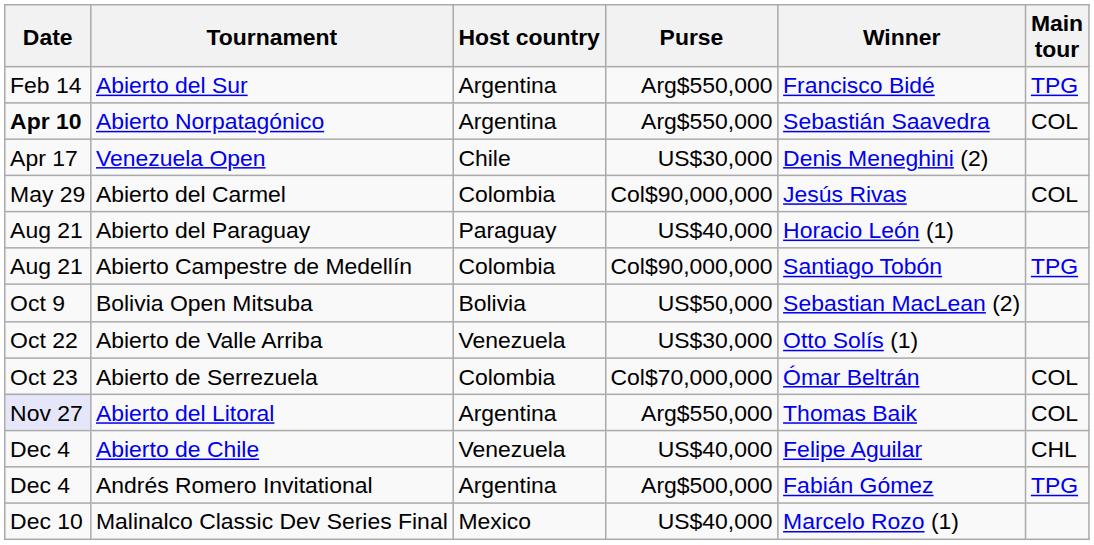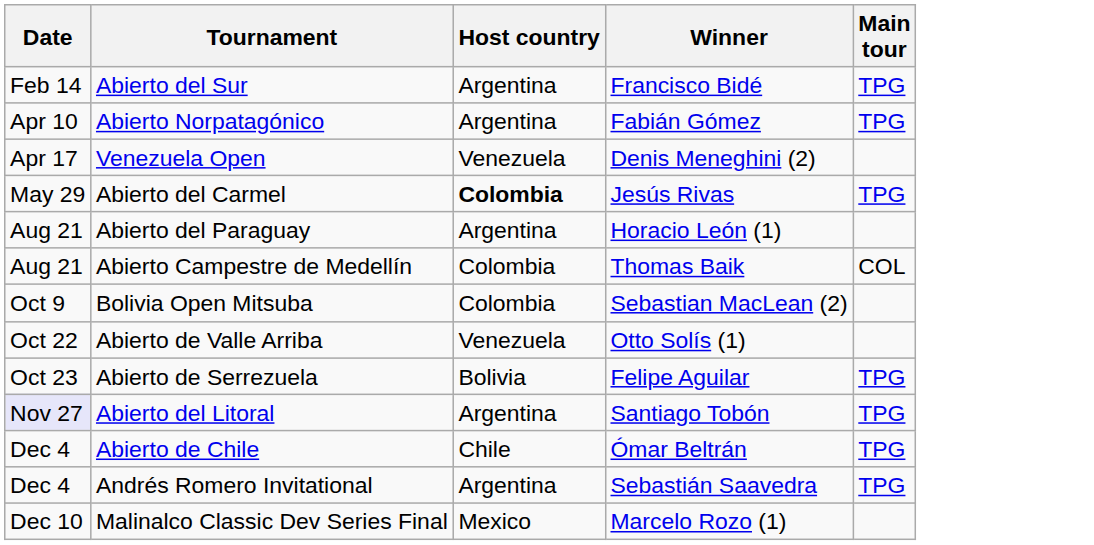- column: (691, 36)
(46, 121) bold -> (44, 121) normal
(886, 121) Sebastián Saavedra -> (686, 121) Fabián Gómez
(1054, 121) COL -> (882, 121) TPG
(485, 158) Chile -> (512, 158) Venezuela
(507, 194) normal -> (511, 194) bold
(1054, 194) COL -> (882, 194) TPG
(507, 230) Paraguay -> (507, 230) Argentina
(863, 267) Santiago Tobón -> (677, 267) Thomas Baik
(1054, 267) TPG -> (882, 267) COL
(492, 303) Bolivia -> (507, 303) Colombia
(507, 376) Colombia -> (492, 376) Bolivia
(851, 376) Ómar Beltrán -> (680, 376) Felipe Aguilar
(1054, 376) COL -> (882, 376) TPG
(850, 412) Thomas Baik -> (690, 412) Santiago Tobón
(1054, 412) COL -> (882, 412) TPG
(512, 448) Venezuela -> (485, 448) Chile
(853, 448) Felipe Aguilar -> (679, 448) Ómar Beltrán
(1054, 448) CHL -> (882, 448) TPG
(858, 485) Fabián Gómez -> (714, 485) Sebastián Saavedra
